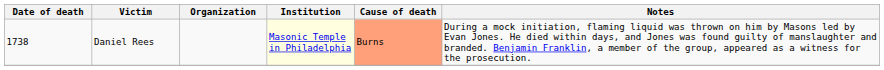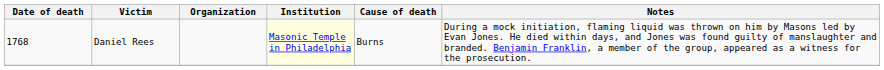(17, 42) 1738 -> (17, 42) 1768
(370, 42) lightsalmon background -> (370, 42) no background
